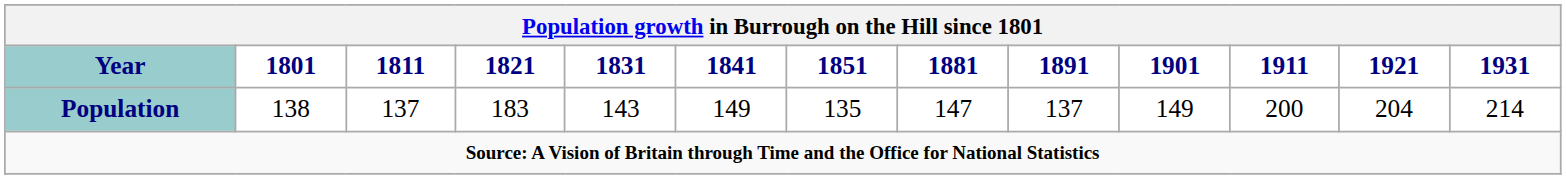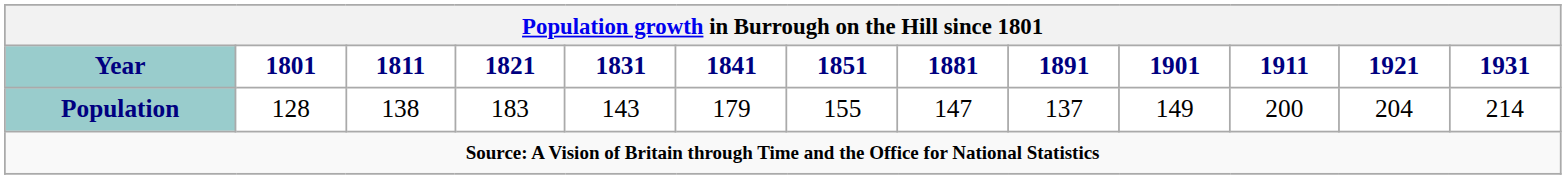(291, 109) 138 -> (291, 109) 128
(400, 109) 137 -> (400, 109) 138
(732, 109) 149 -> (732, 109) 179
(842, 109) 135 -> (842, 109) 155
